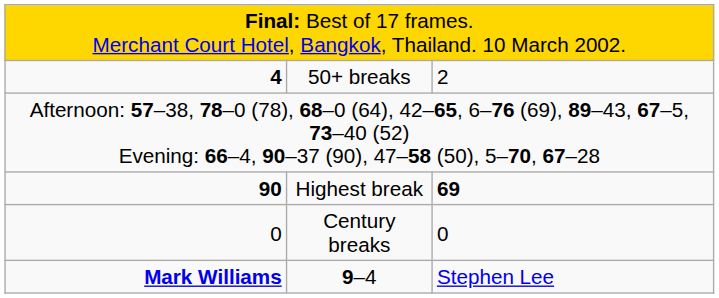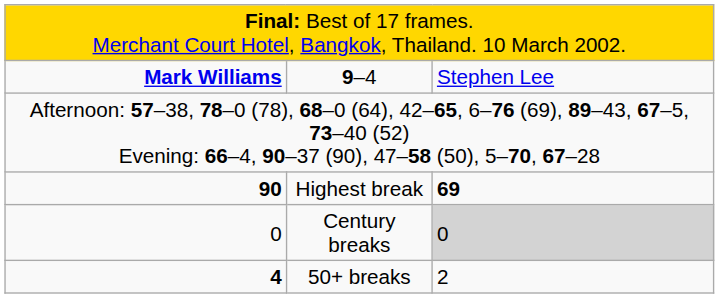rows swapped: (359, 277) <-> (359, 77)
(443, 233) no background -> (443, 233) lightgrey background
